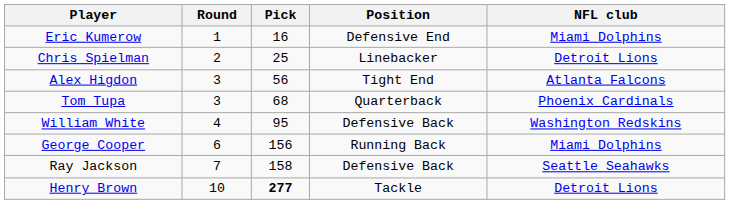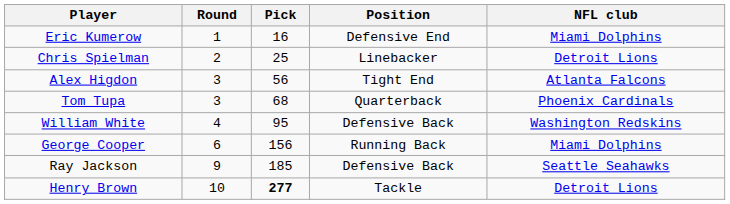(217, 167) 7 -> (217, 167) 9
(281, 167) 158 -> (281, 167) 185
